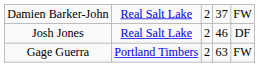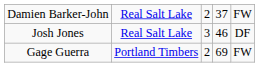(207, 33) 2 -> (207, 33) 3
(222, 52) 63 -> (222, 52) 69
